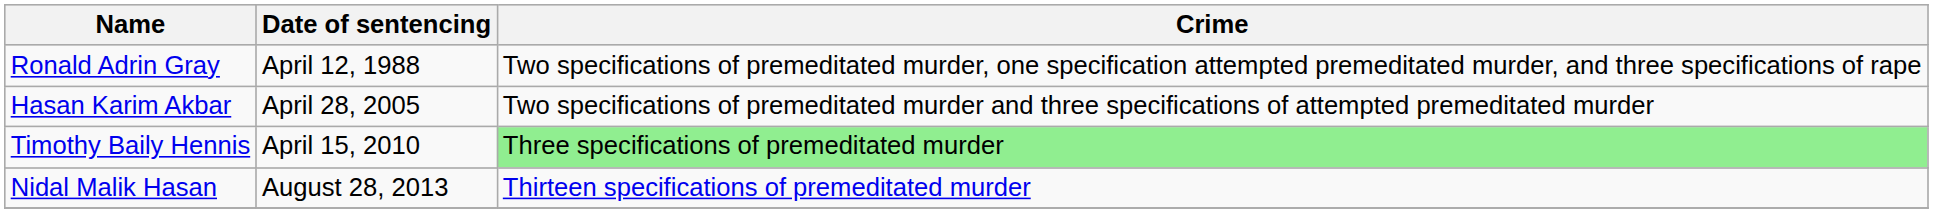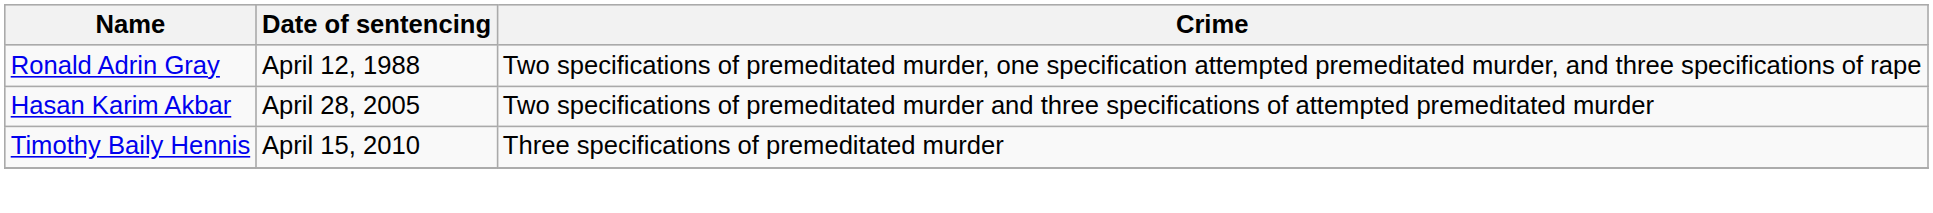(753, 146) lightgreen background -> (753, 146) no background
- row: (114, 187)
